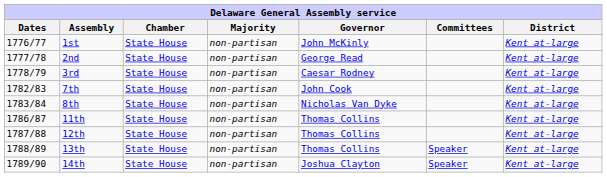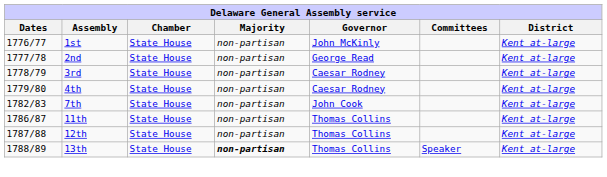+ row: (73, 88)
- row: (71, 104)
(243, 149) normal -> (251, 149) bold
- row: (74, 165)
